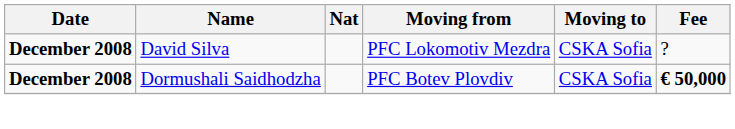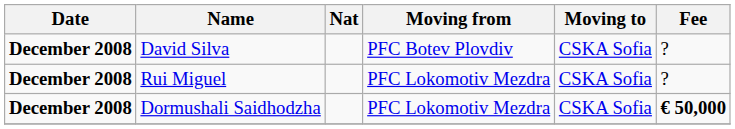(459, 49) PFC Lokomotiv Mezdra -> (440, 49) PFC Botev Plovdiv
+ row: (183, 78)
(440, 78) PFC Botev Plovdiv -> (459, 108) PFC Lokomotiv Mezdra
